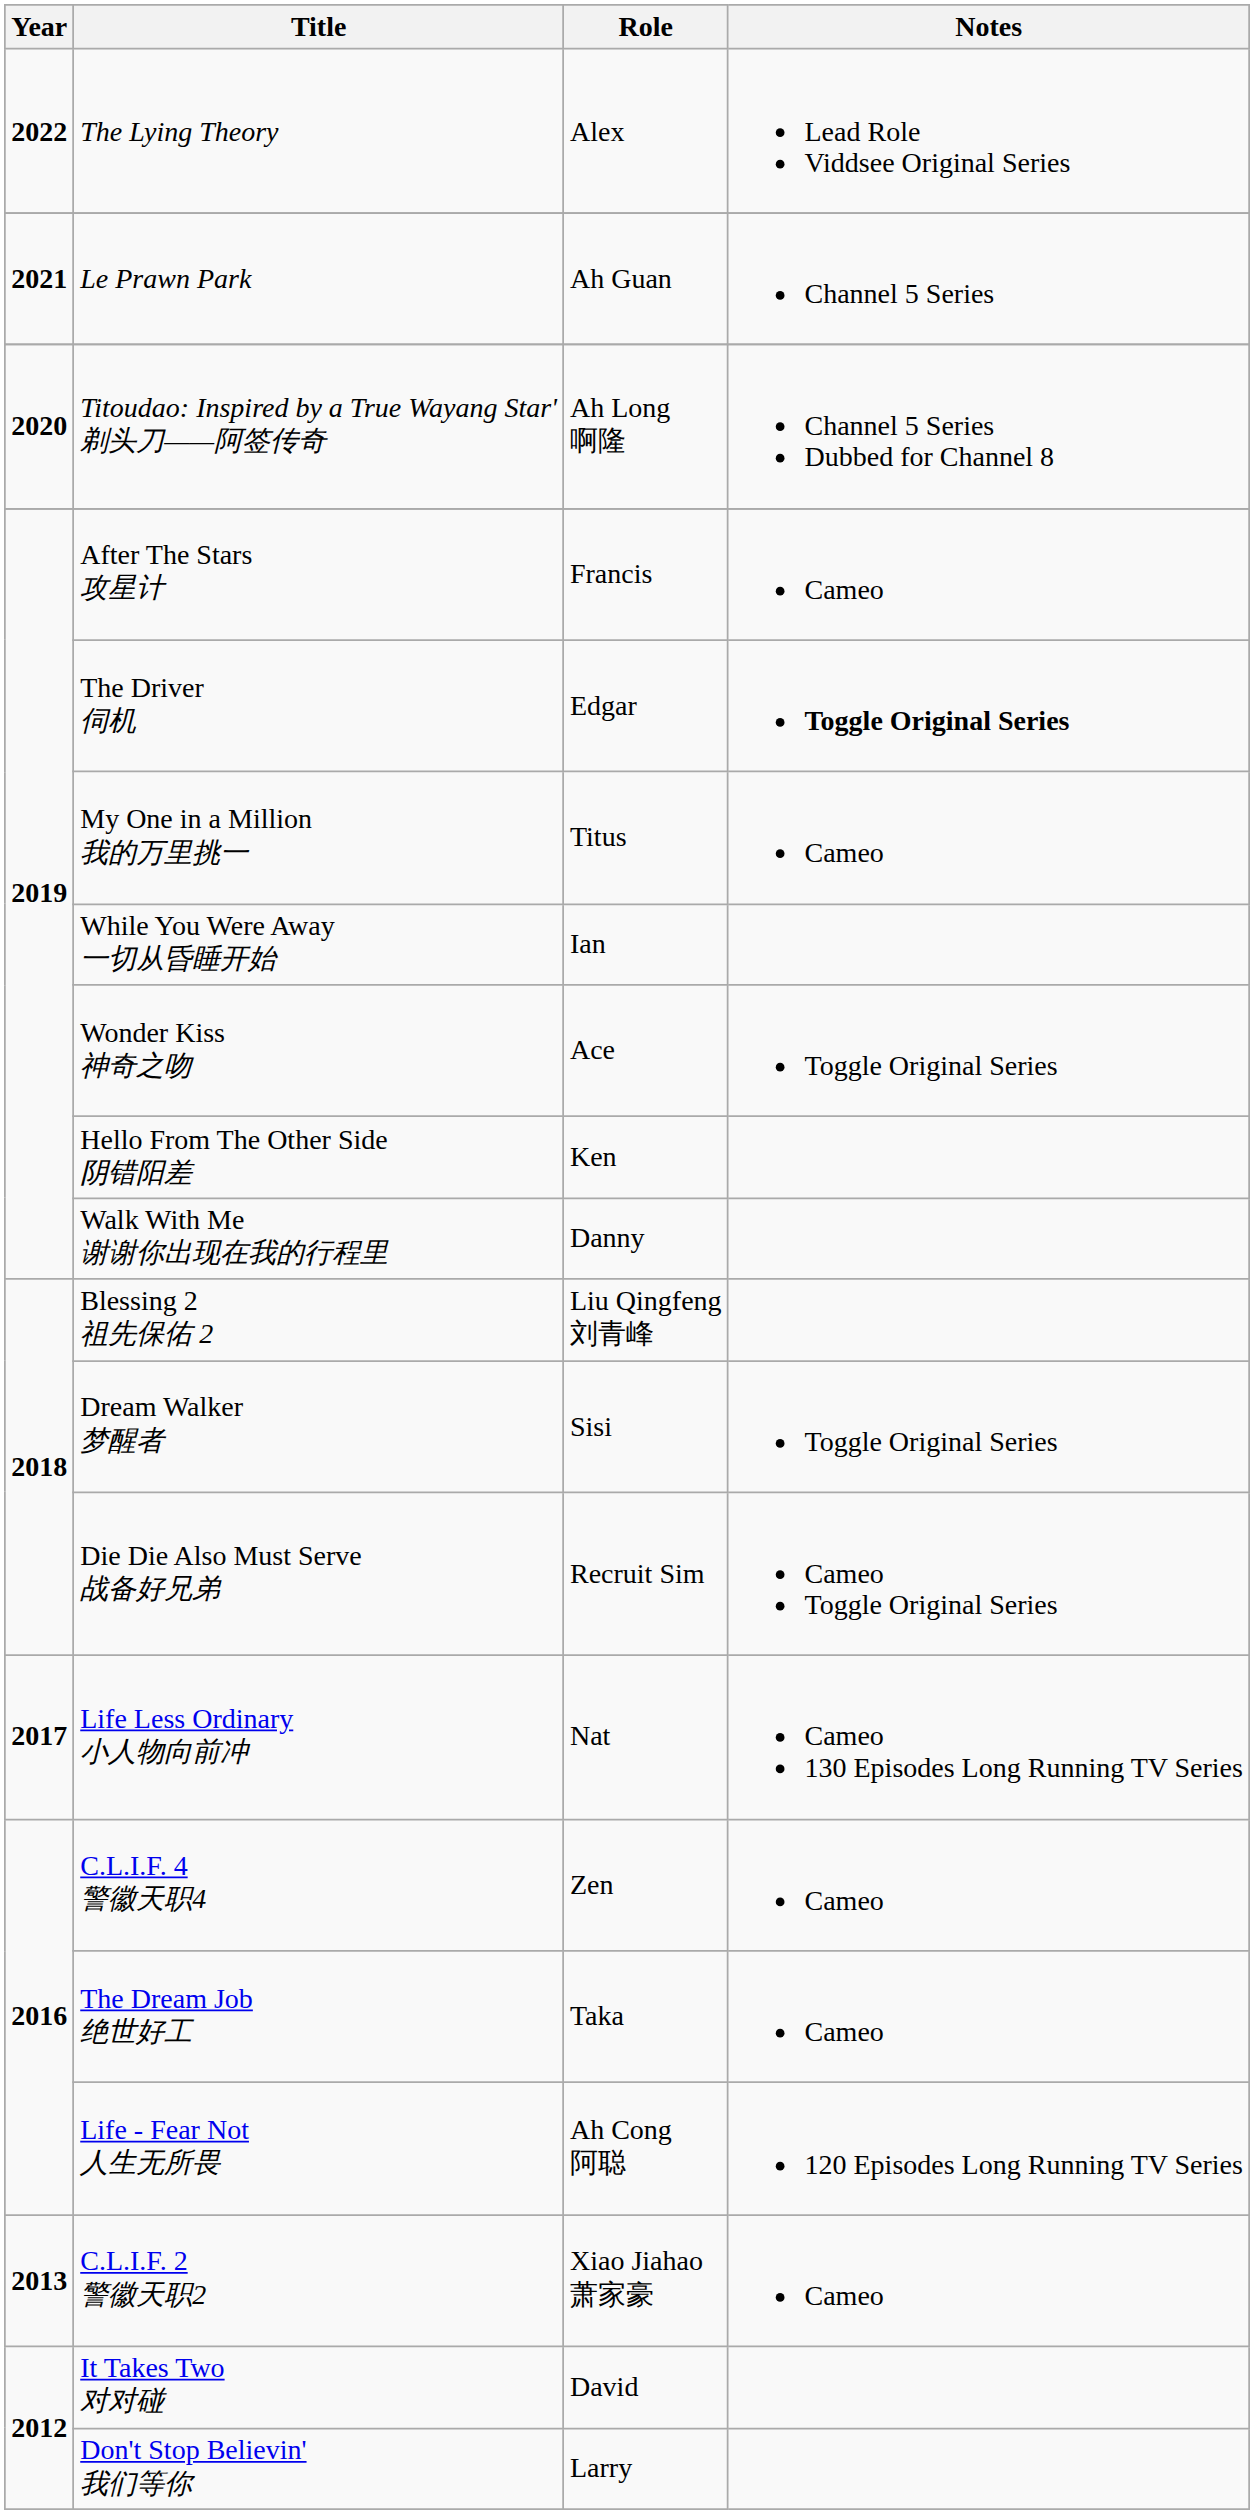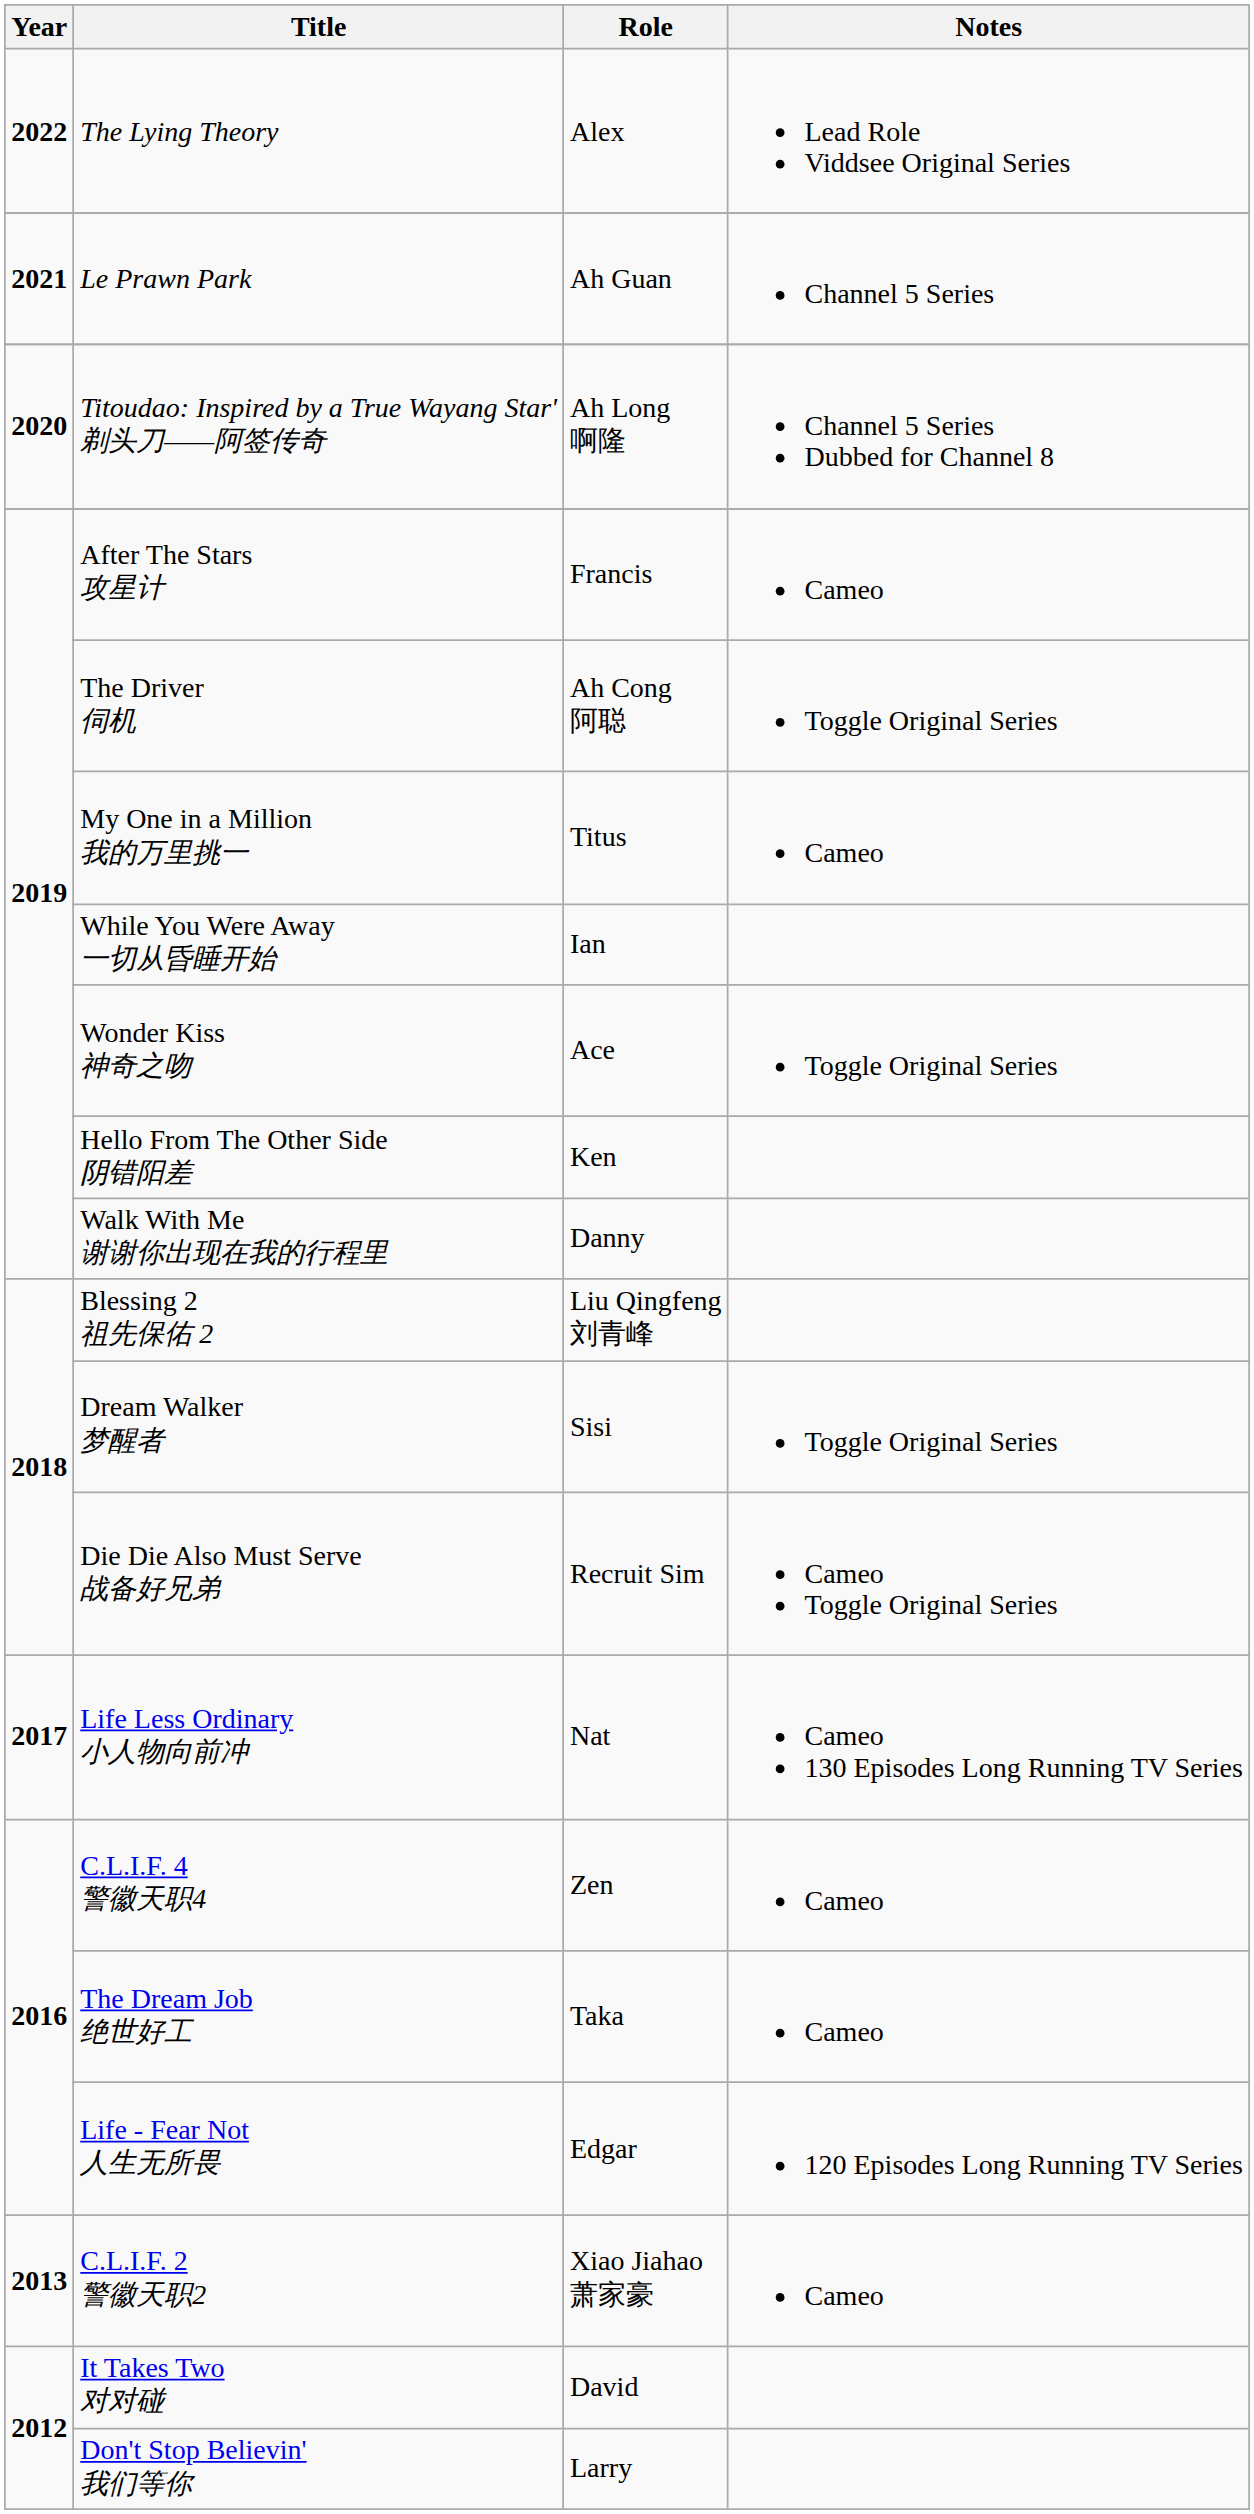(603, 705) Edgar -> (621, 703) Ah Cong 阿聪
(989, 722) bold -> (989, 722) normal
(621, 2146) Ah Cong 阿聪 -> (603, 2148) Edgar
